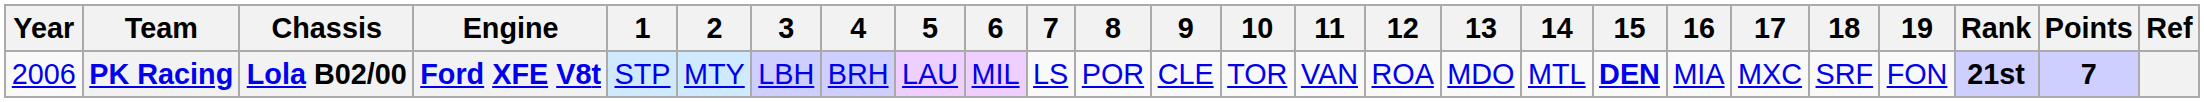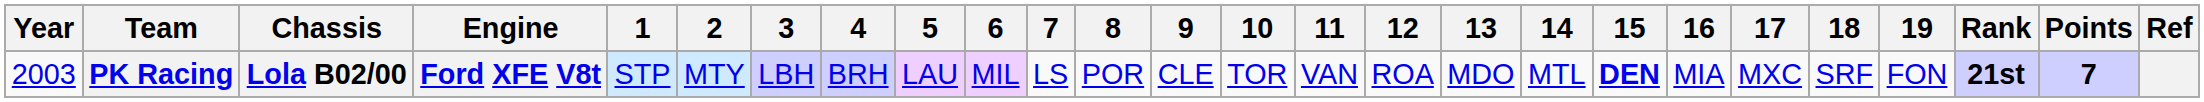(44, 74) 2006 -> (44, 74) 2003
